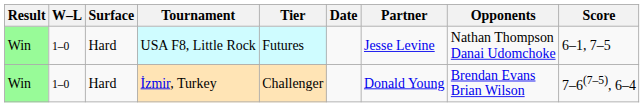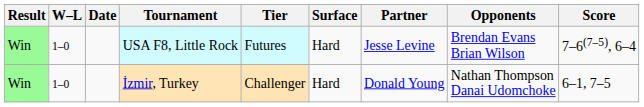columns swapped: (344, 15) <-> (111, 15)
(503, 45) Nathan Thompson Danai Udomchoke -> (493, 45) Brendan Evans Brian Wilson
(586, 45) 6–1, 7–5 -> (599, 45) 7–6(7–5), 6–4
(493, 83) Brendan Evans Brian Wilson -> (503, 83) Nathan Thompson Danai Udomchoke
(599, 83) 7–6(7–5), 6–4 -> (586, 83) 6–1, 7–5
